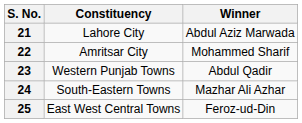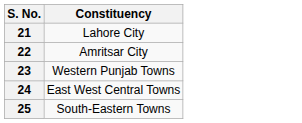- column: (240, 14)
(113, 90) South-Eastern Towns -> (113, 90) East West Central Towns
(113, 109) East West Central Towns -> (113, 109) South-Eastern Towns
